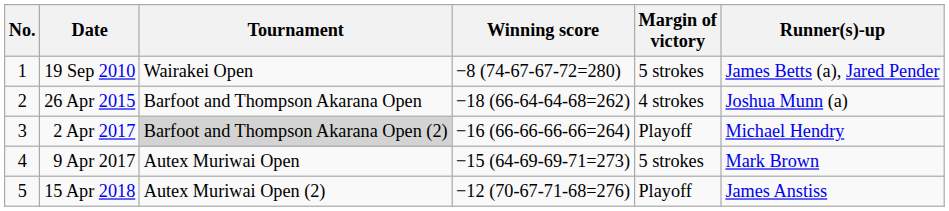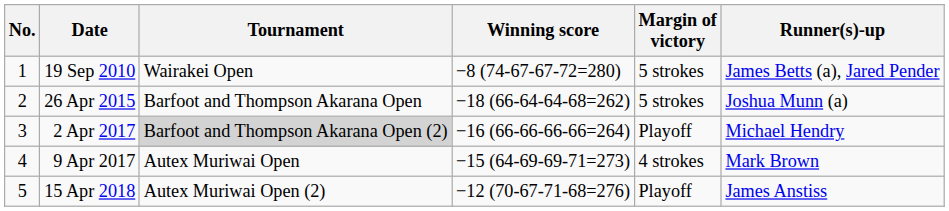(671, 101) 4 strokes -> (671, 101) 5 strokes
(671, 161) 5 strokes -> (671, 161) 4 strokes
